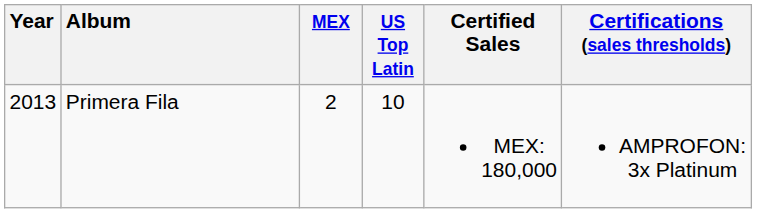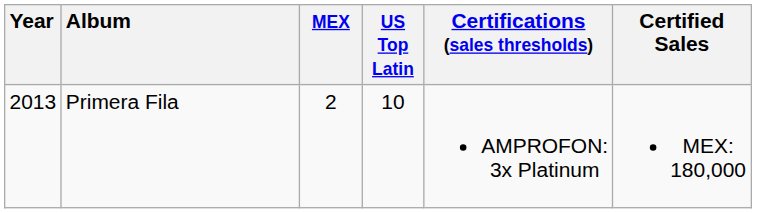columns swapped: (493, 32) <-> (656, 32)
